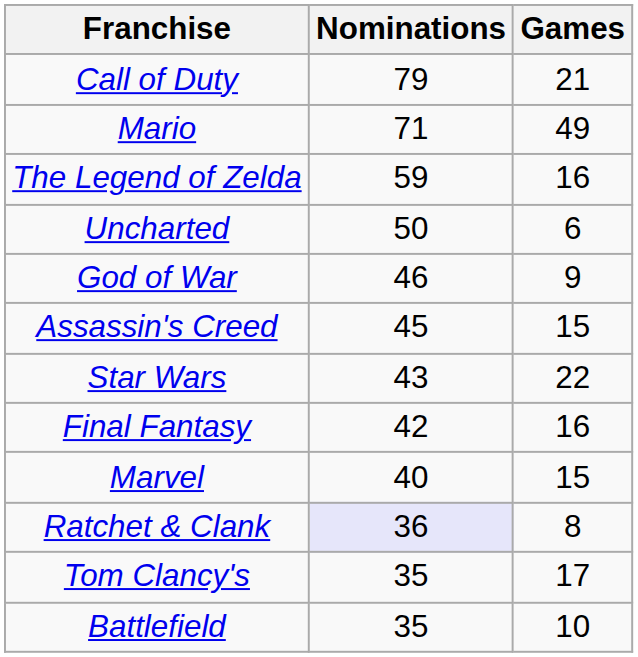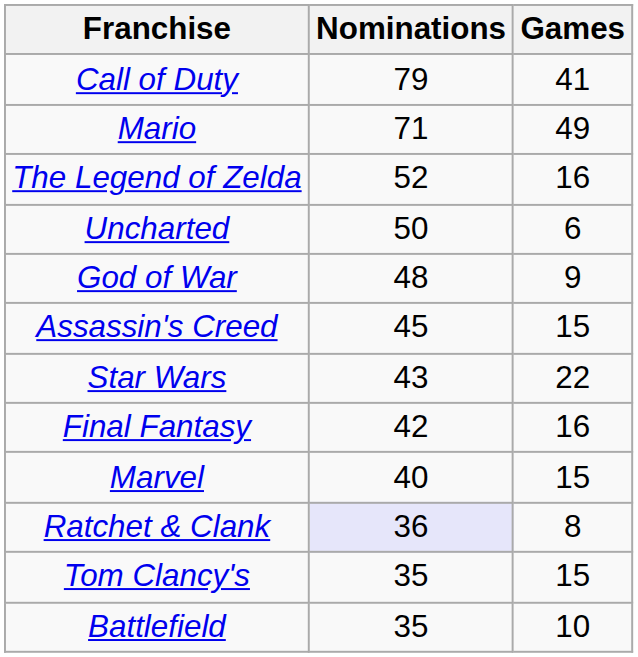(573, 79) 21 -> (573, 79) 41
(411, 178) 59 -> (411, 178) 52
(411, 278) 46 -> (411, 278) 48
(573, 576) 17 -> (573, 576) 15
